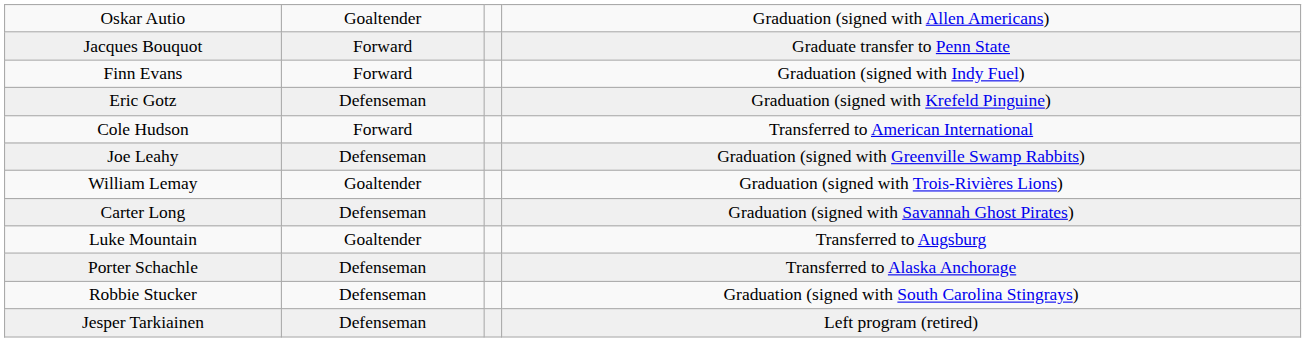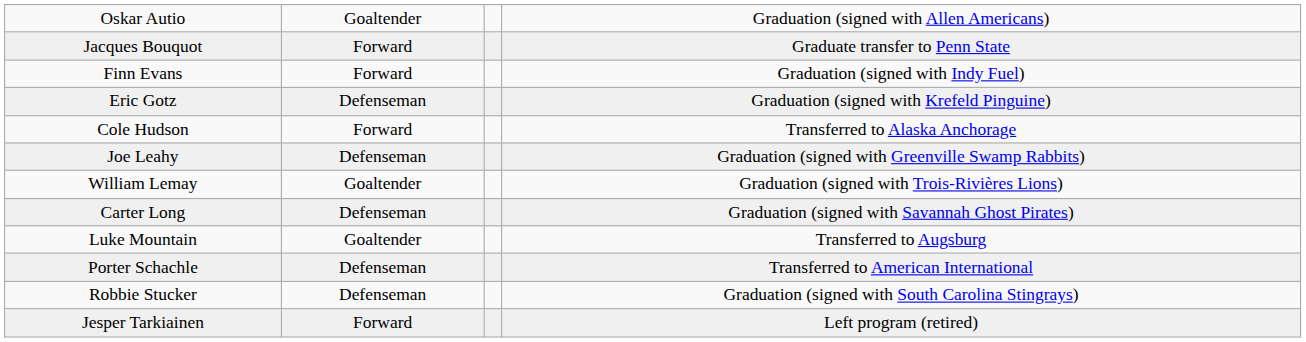(901, 128) Transferred to American International -> (901, 128) Transferred to Alaska Anchorage
(901, 267) Transferred to Alaska Anchorage -> (901, 267) Transferred to American International
(383, 322) Defenseman -> (383, 322) Forward
